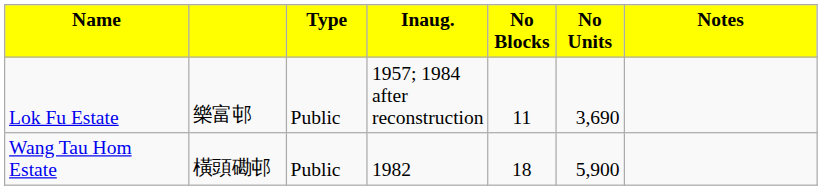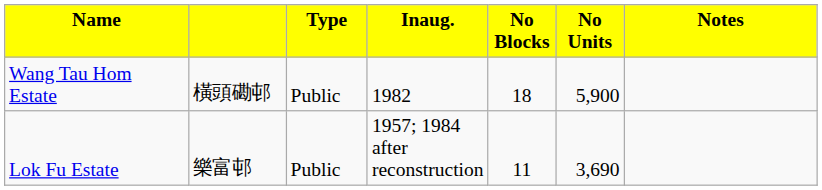rows swapped: (64, 116) <-> (70, 158)
